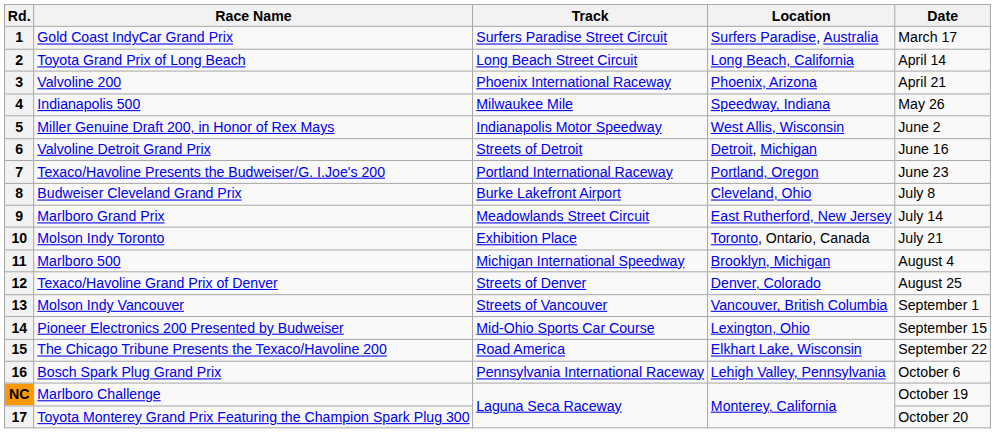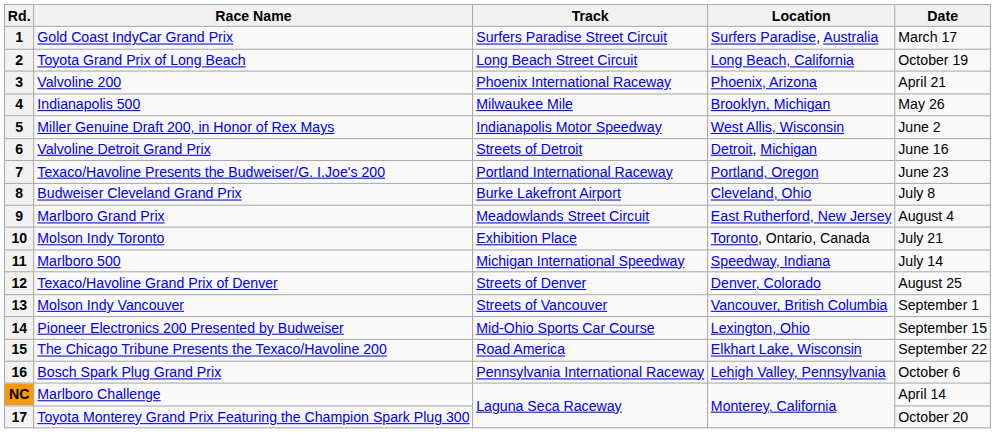(922, 60) April 14 -> (933, 60) October 19
(770, 104) Speedway, Indiana -> (771, 104) Brooklyn, Michigan
(921, 216) July 14 -> (926, 216) August 4
(771, 261) Brooklyn, Michigan -> (770, 261) Speedway, Indiana
(926, 261) August 4 -> (921, 261) July 14
(933, 394) October 19 -> (922, 394) April 14
